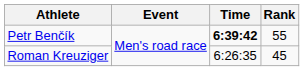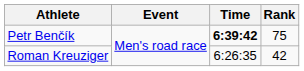(279, 36) 55 -> (279, 36) 75
(279, 56) 45 -> (279, 56) 42
